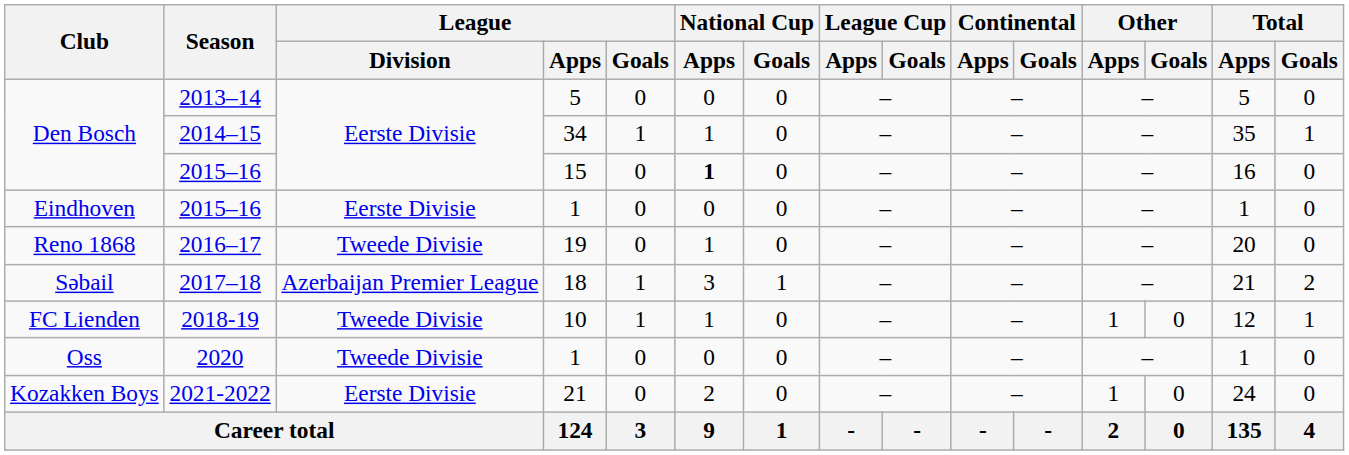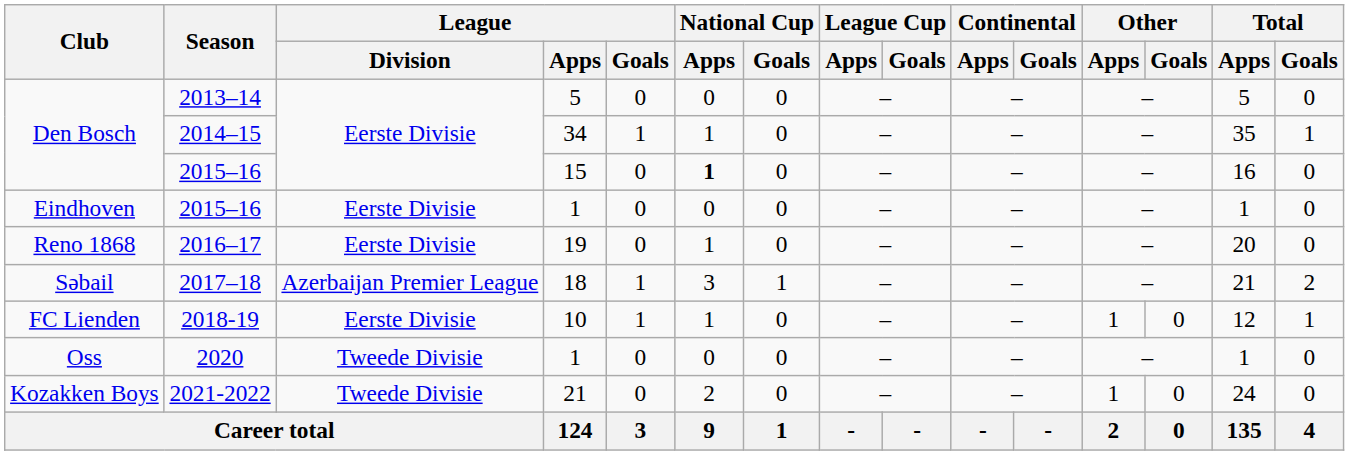(410, 245) Tweede Divisie -> (410, 245) Eerste Divisie
(410, 319) Tweede Divisie -> (410, 319) Eerste Divisie
(410, 393) Eerste Divisie -> (410, 393) Tweede Divisie
